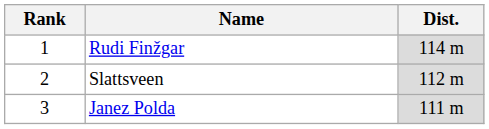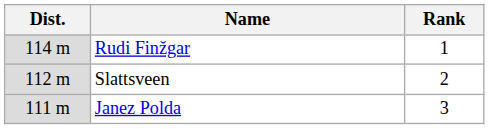columns swapped: (45, 19) <-> (441, 19)
